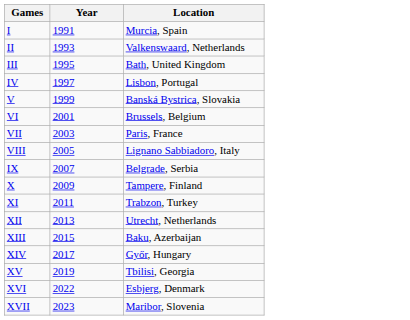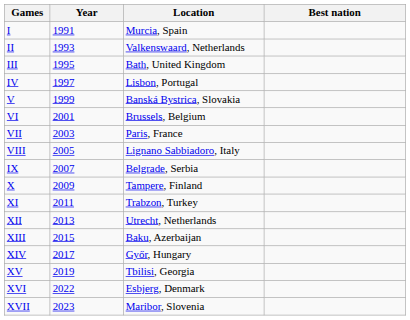+ column: (335, 13)
